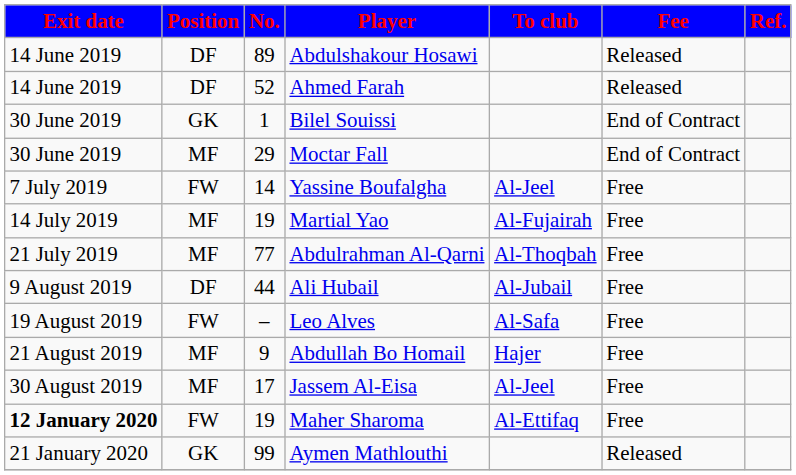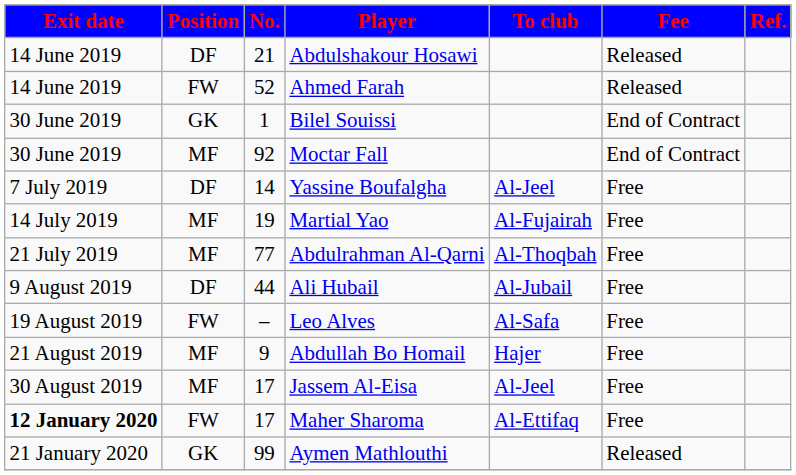(264, 54) 89 -> (264, 54) 21
(203, 87) DF -> (203, 87) FW
(264, 154) 29 -> (264, 154) 92
(203, 187) FW -> (203, 187) DF
(264, 420) 19 -> (264, 420) 17
